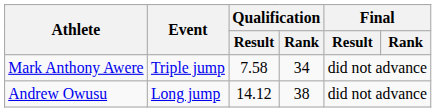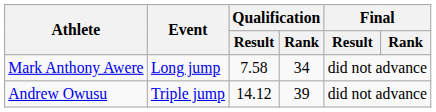(188, 68) Triple jump -> (186, 68) Long jump
(186, 94) Long jump -> (188, 94) Triple jump
(302, 94) 38 -> (302, 94) 39
